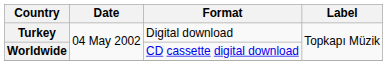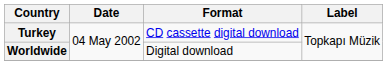(190, 32) Digital download -> (222, 32) CD cassette digital download
(222, 51) CD cassette digital download -> (190, 51) Digital download
